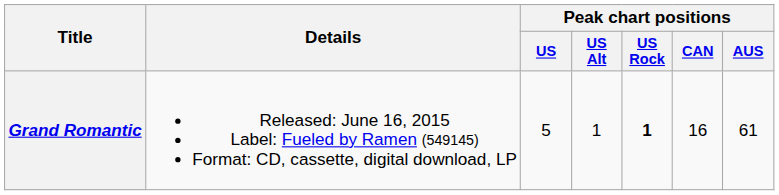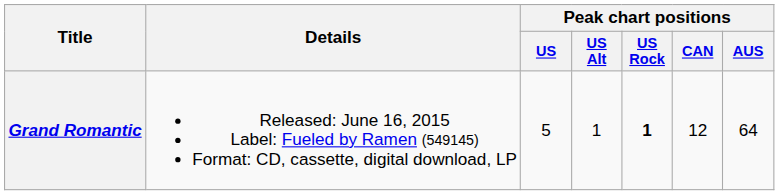(698, 130) 16 -> (698, 130) 12
(748, 130) 61 -> (748, 130) 64
